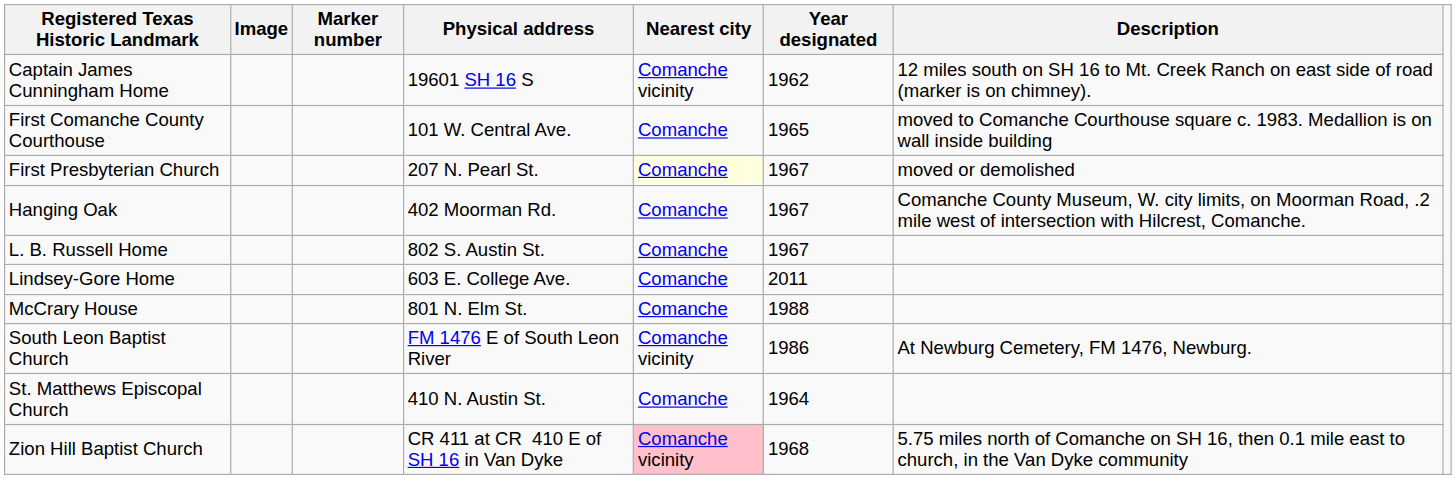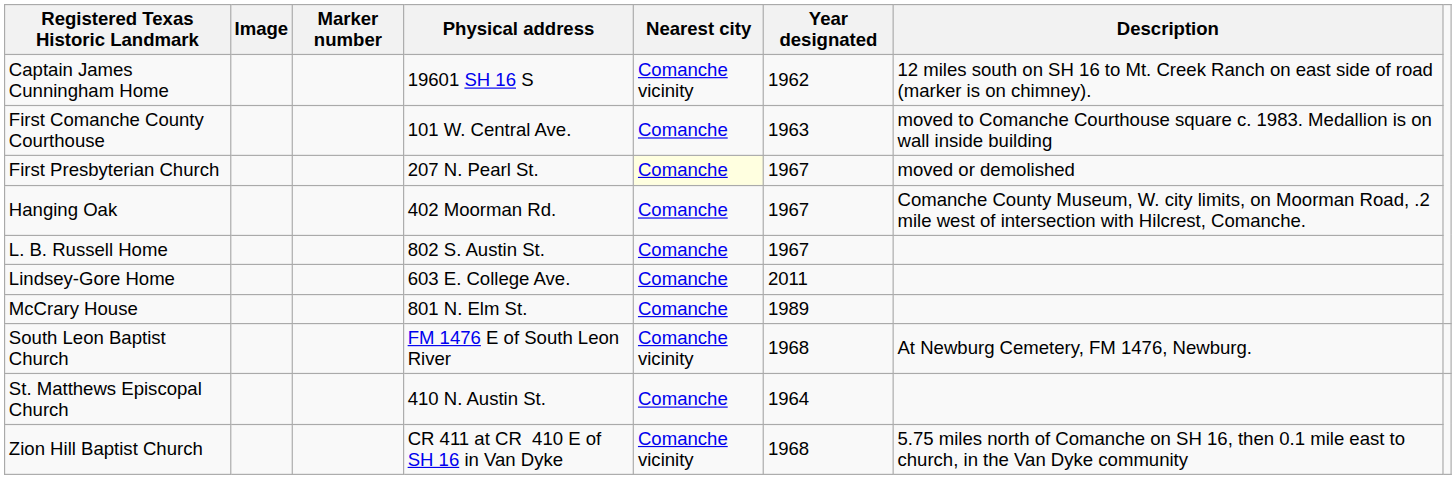(789, 130) 1965 -> (789, 130) 1963
(789, 308) 1988 -> (789, 308) 1989
(789, 348) 1986 -> (789, 348) 1968
(683, 449) pink background -> (683, 449) no background
